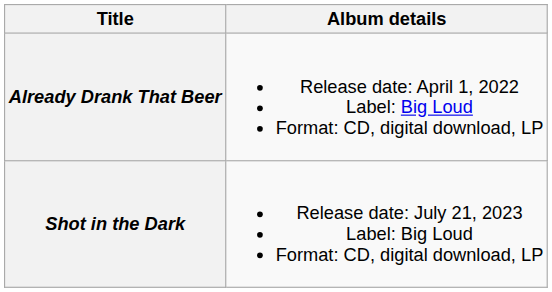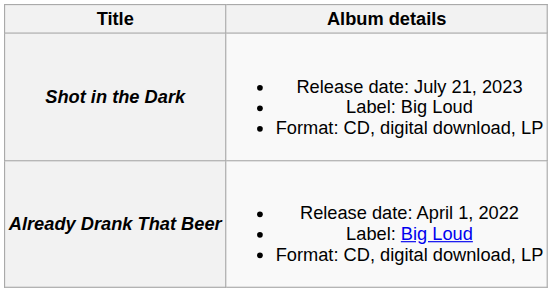rows swapped: (115, 96) <-> (115, 223)
